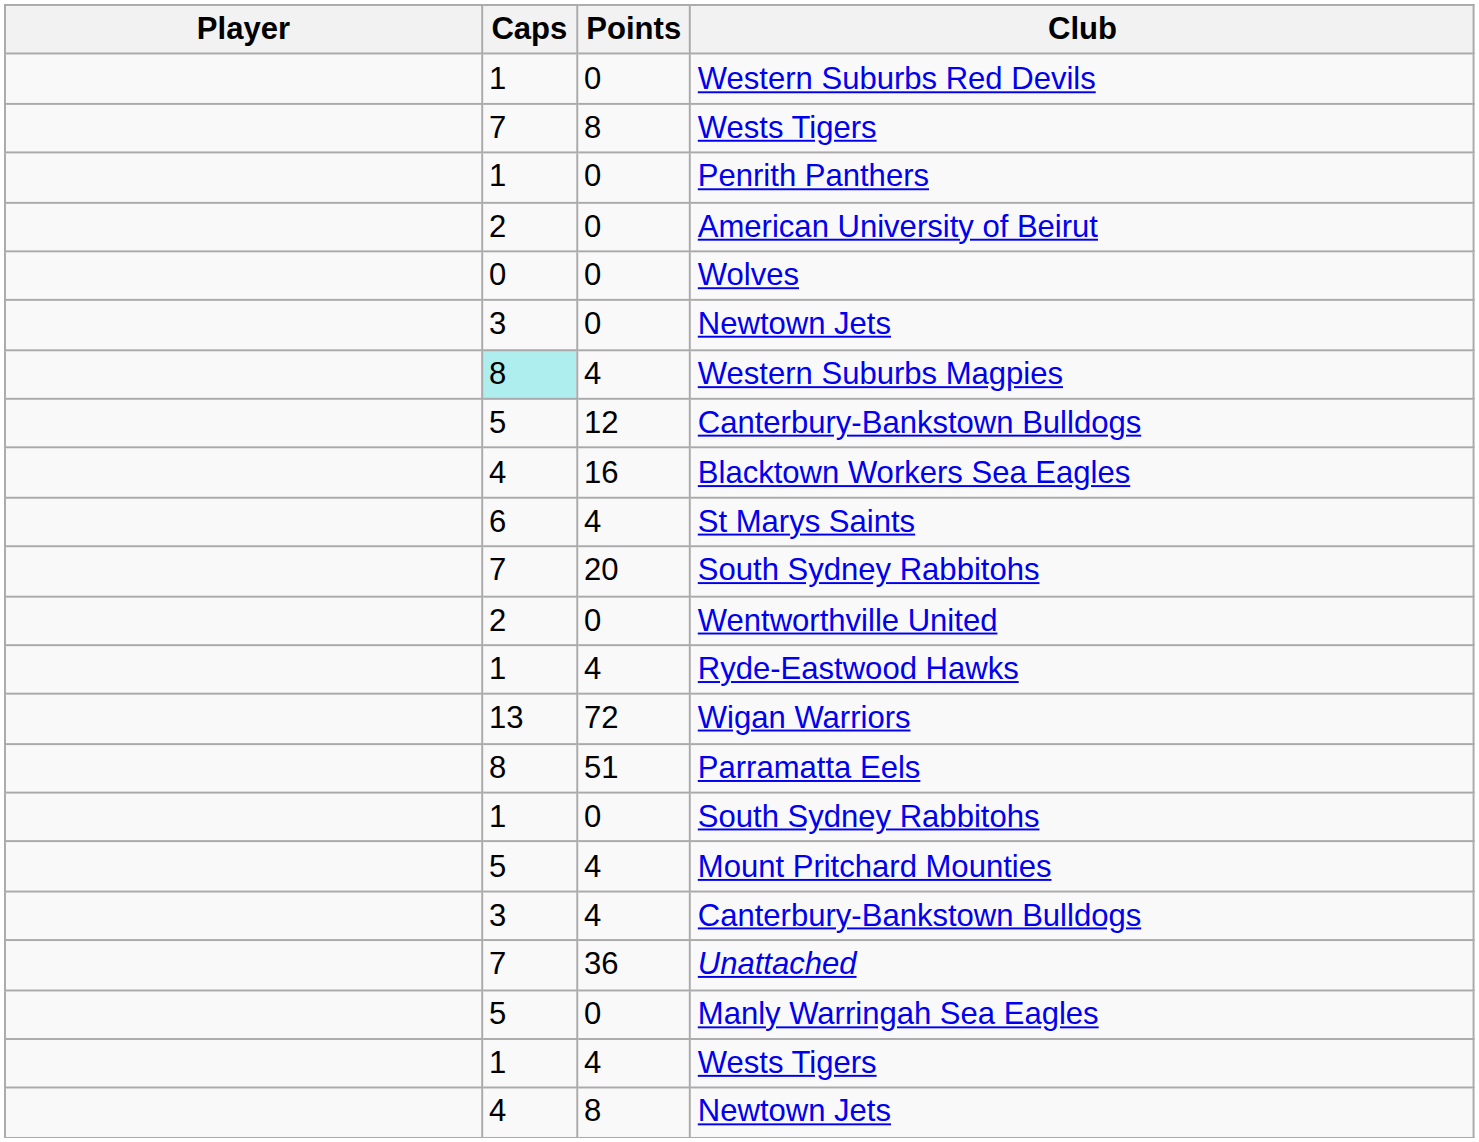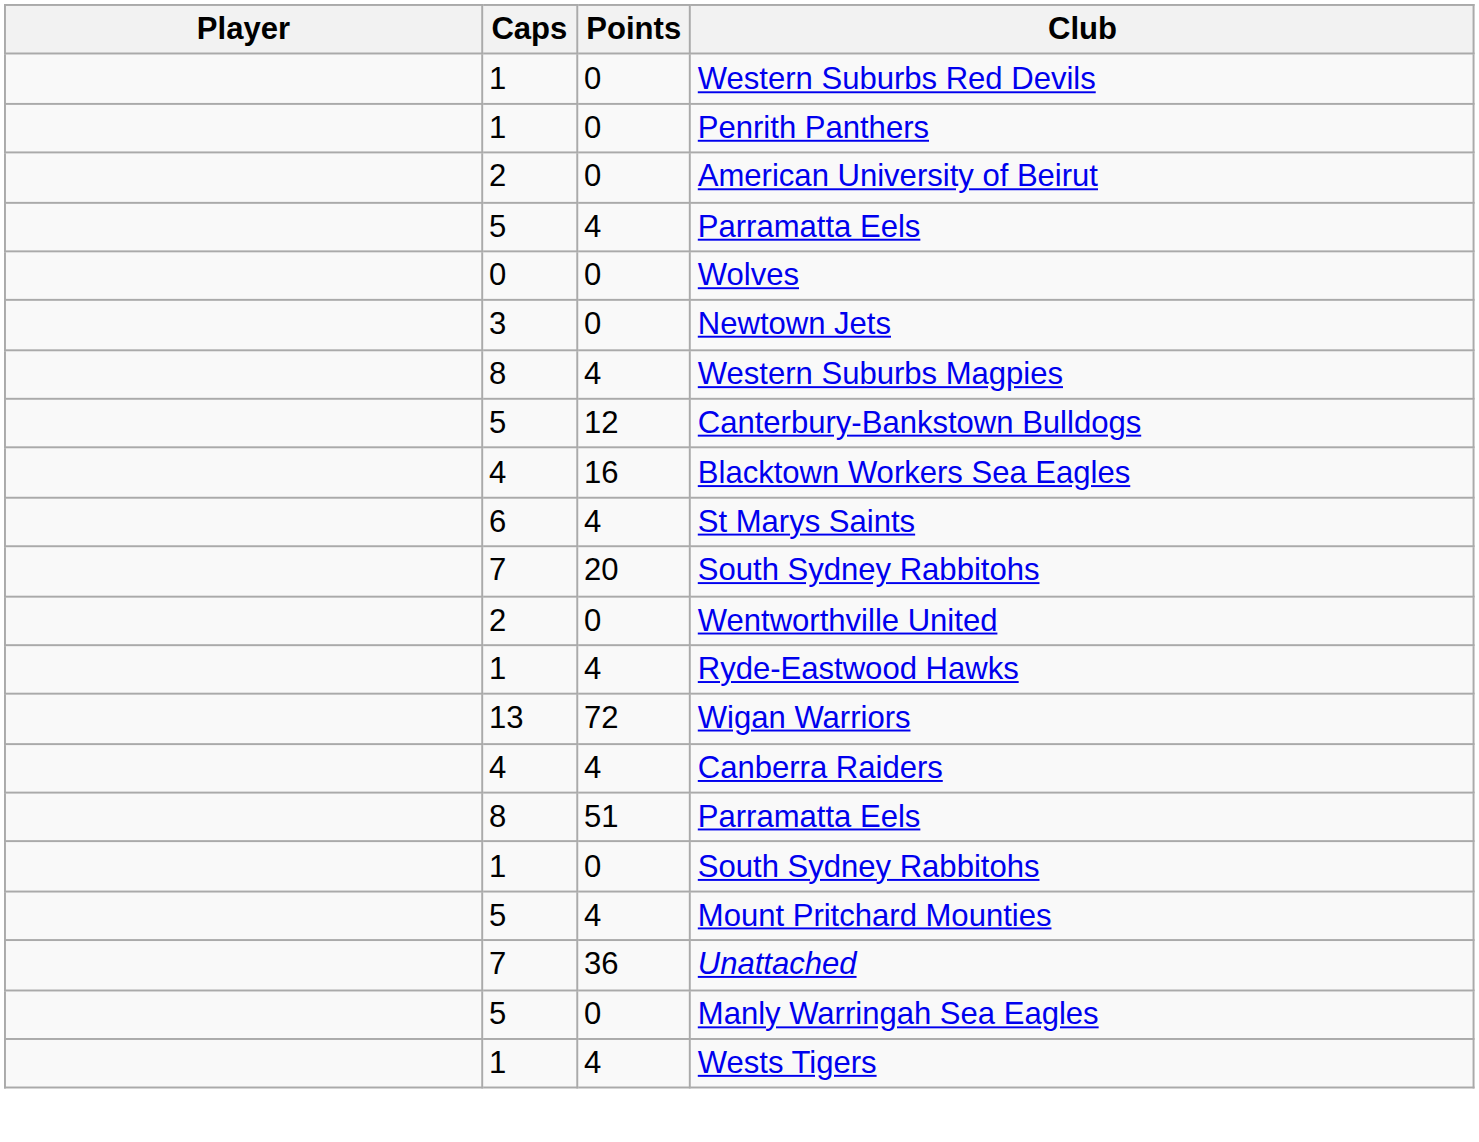- row: (593, 127)
+ row: (593, 226)
(498, 373) paleturquoise background -> (498, 373) no background
+ row: (593, 767)
- row: (593, 915)
- row: (593, 1112)
